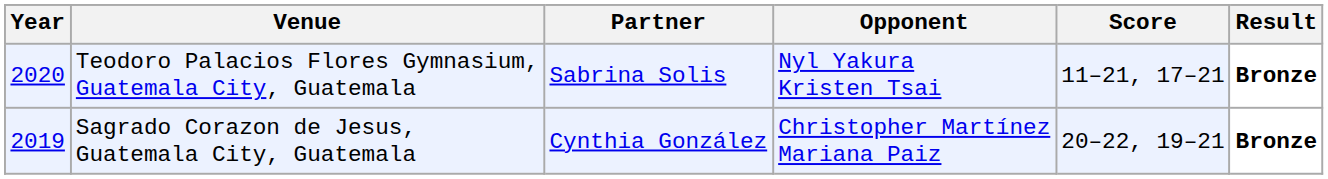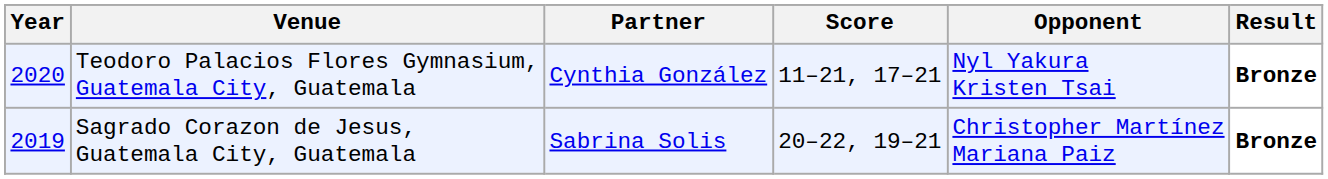columns swapped: (914, 24) <-> (1143, 24)
(638, 75) Sabrina Solis -> (658, 75) Cynthia González
(658, 141) Cynthia González -> (638, 141) Sabrina Solis
